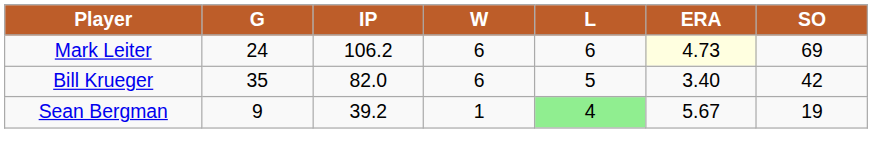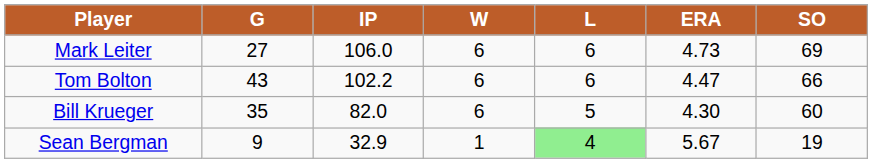(257, 50) 24 -> (257, 50) 27
(368, 50) 106.2 -> (368, 50) 106.0
(701, 50) lightyellow background -> (701, 50) no background
+ row: (103, 81)
(701, 81) 3.40 -> (701, 111) 4.30
(812, 81) 42 -> (812, 111) 60
(368, 111) 39.2 -> (368, 142) 32.9
